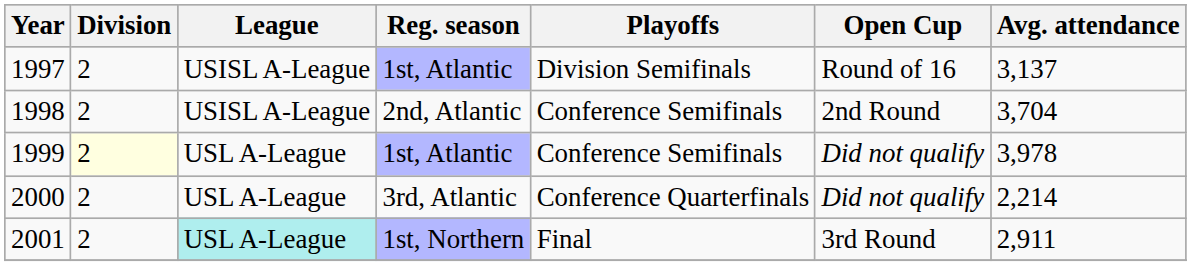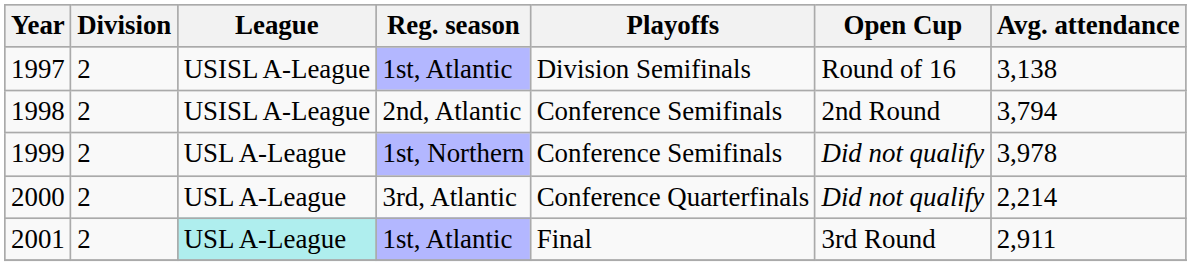(1027, 68) 3,137 -> (1027, 68) 3,138
(1027, 111) 3,704 -> (1027, 111) 3,794
(84, 153) lightyellow background -> (84, 153) no background
(447, 153) 1st, Atlantic -> (453, 153) 1st, Northern
(453, 238) 1st, Northern -> (447, 238) 1st, Atlantic
